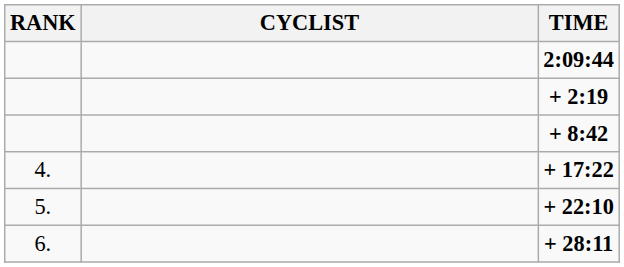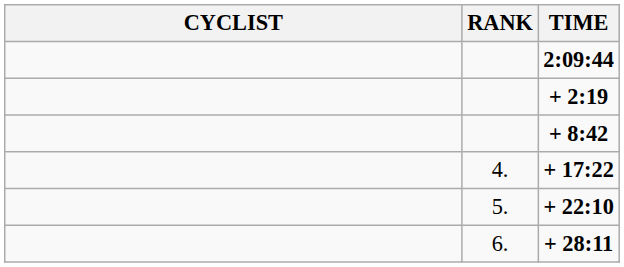columns swapped: (43, 23) <-> (309, 23)
